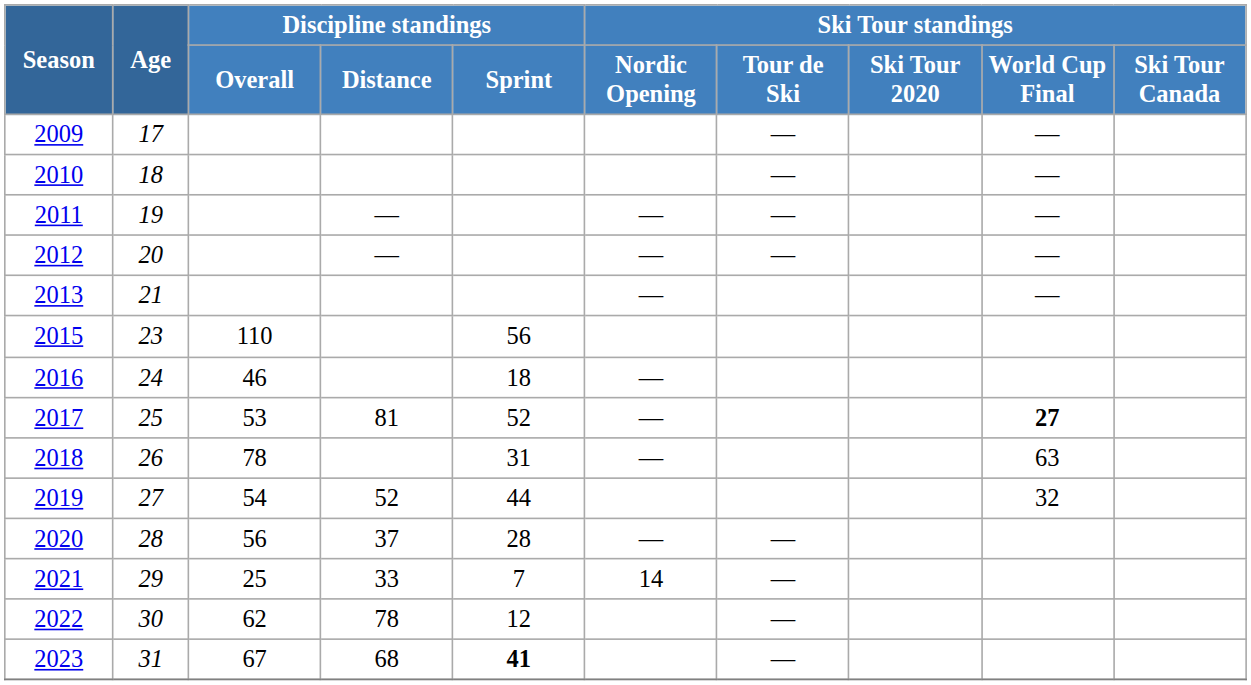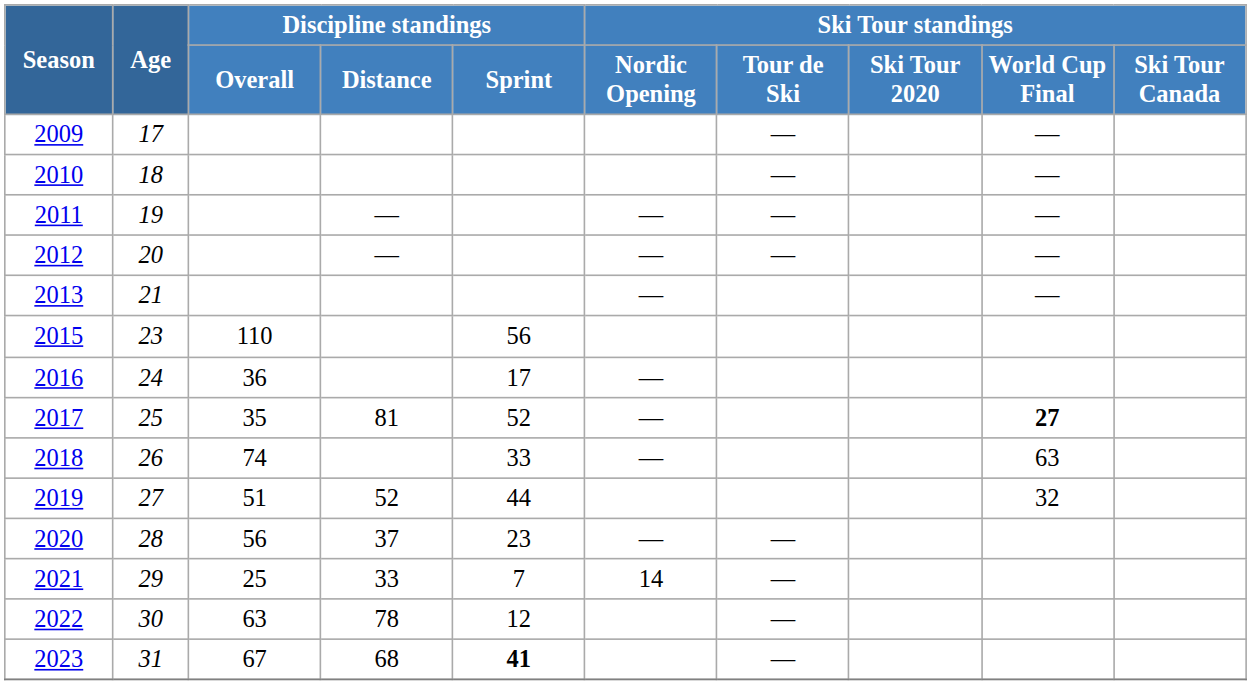(255, 376) 46 -> (255, 376) 36
(519, 376) 18 -> (519, 376) 17
(255, 416) 53 -> (255, 416) 35
(255, 457) 78 -> (255, 457) 74
(519, 457) 31 -> (519, 457) 33
(255, 497) 54 -> (255, 497) 51
(519, 538) 28 -> (519, 538) 23
(255, 618) 62 -> (255, 618) 63
